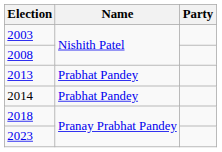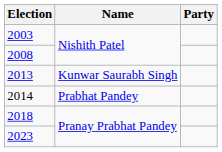(98, 75) Prabhat Pandey -> (118, 75) Kunwar Saurabh Singh
